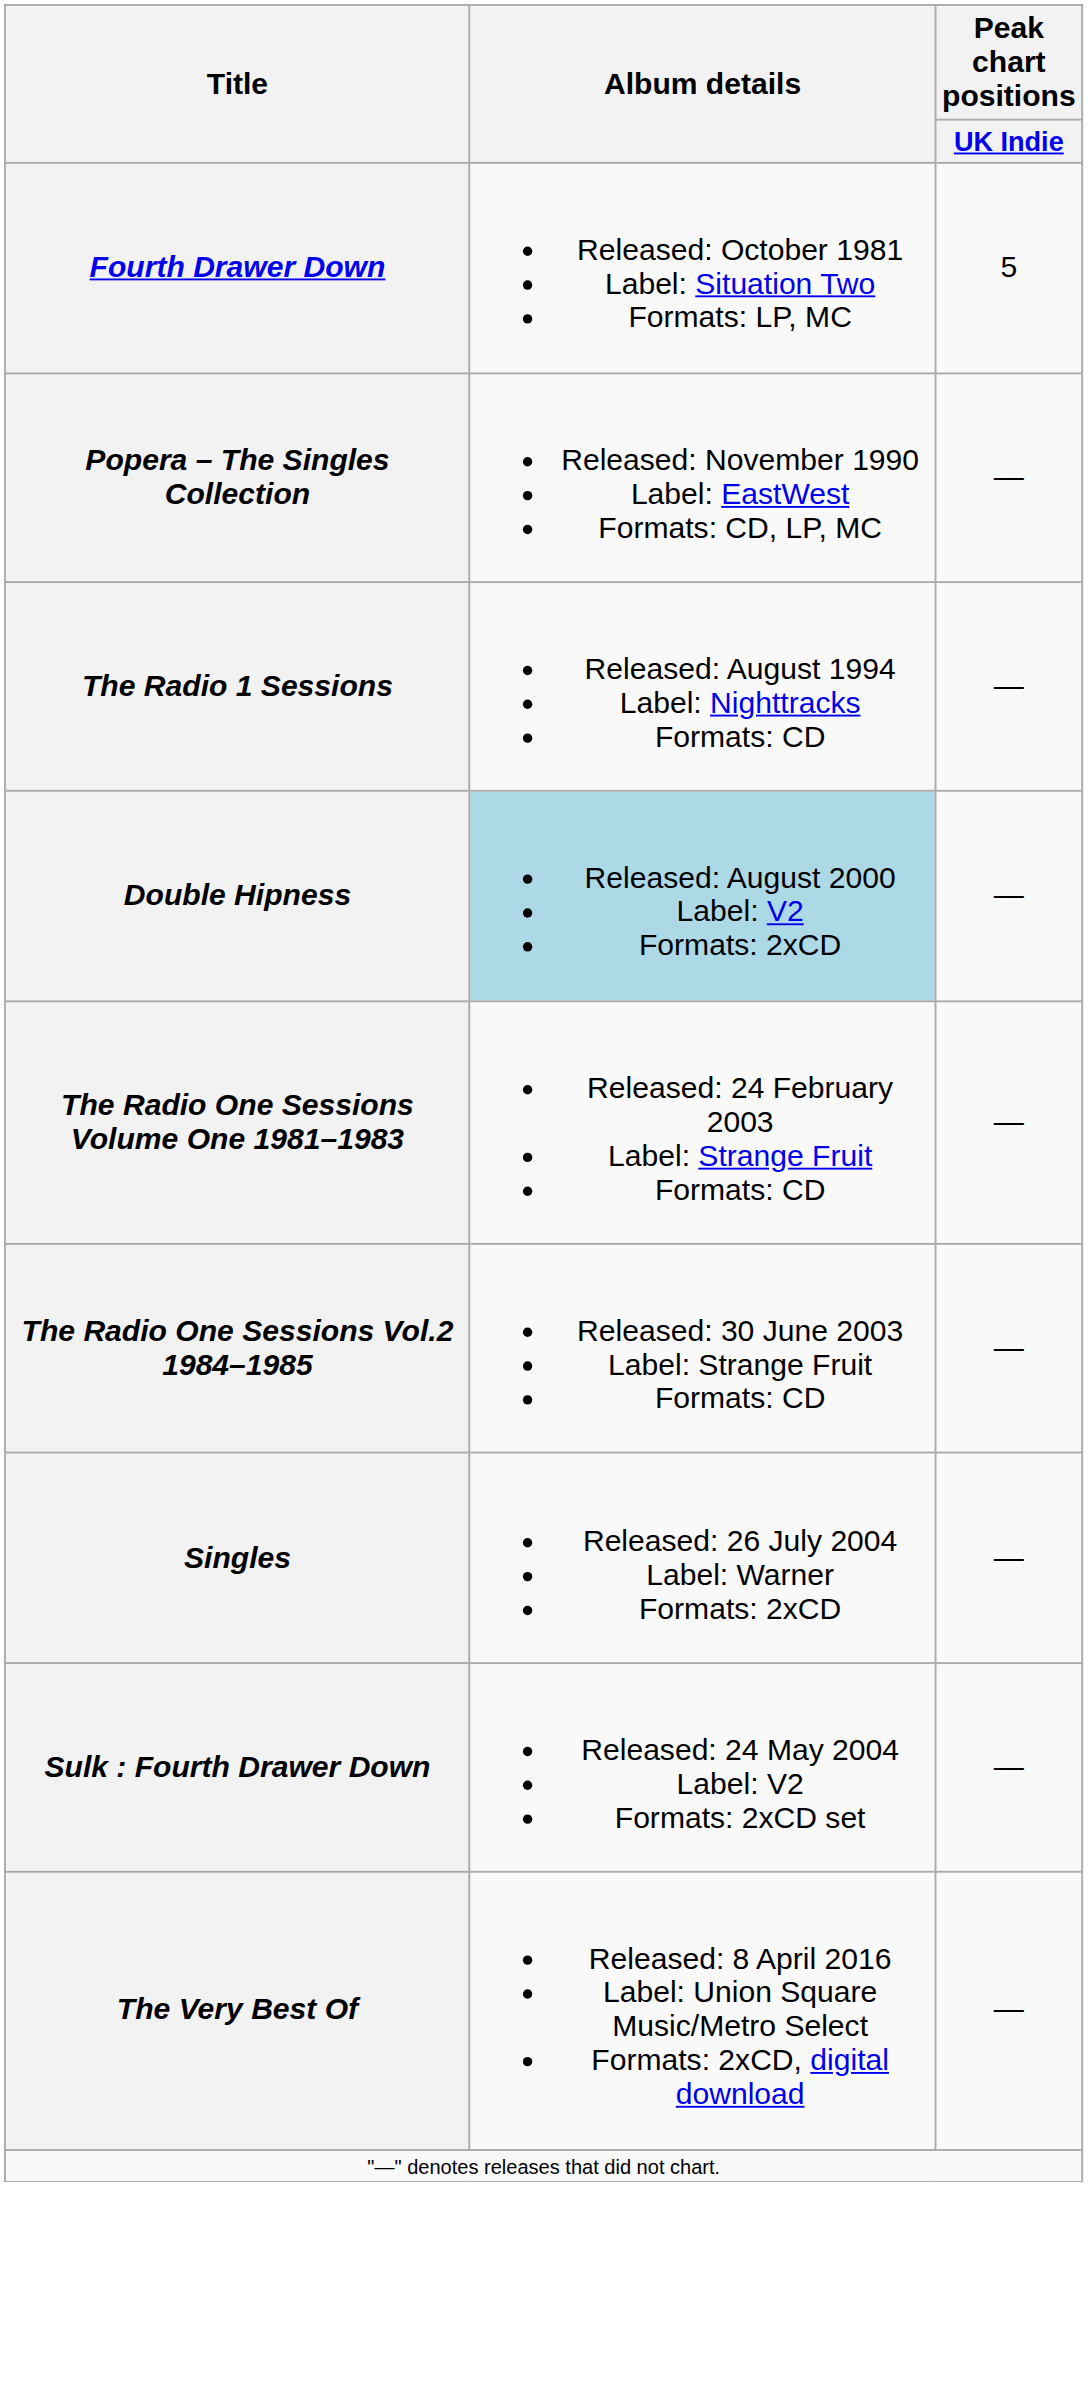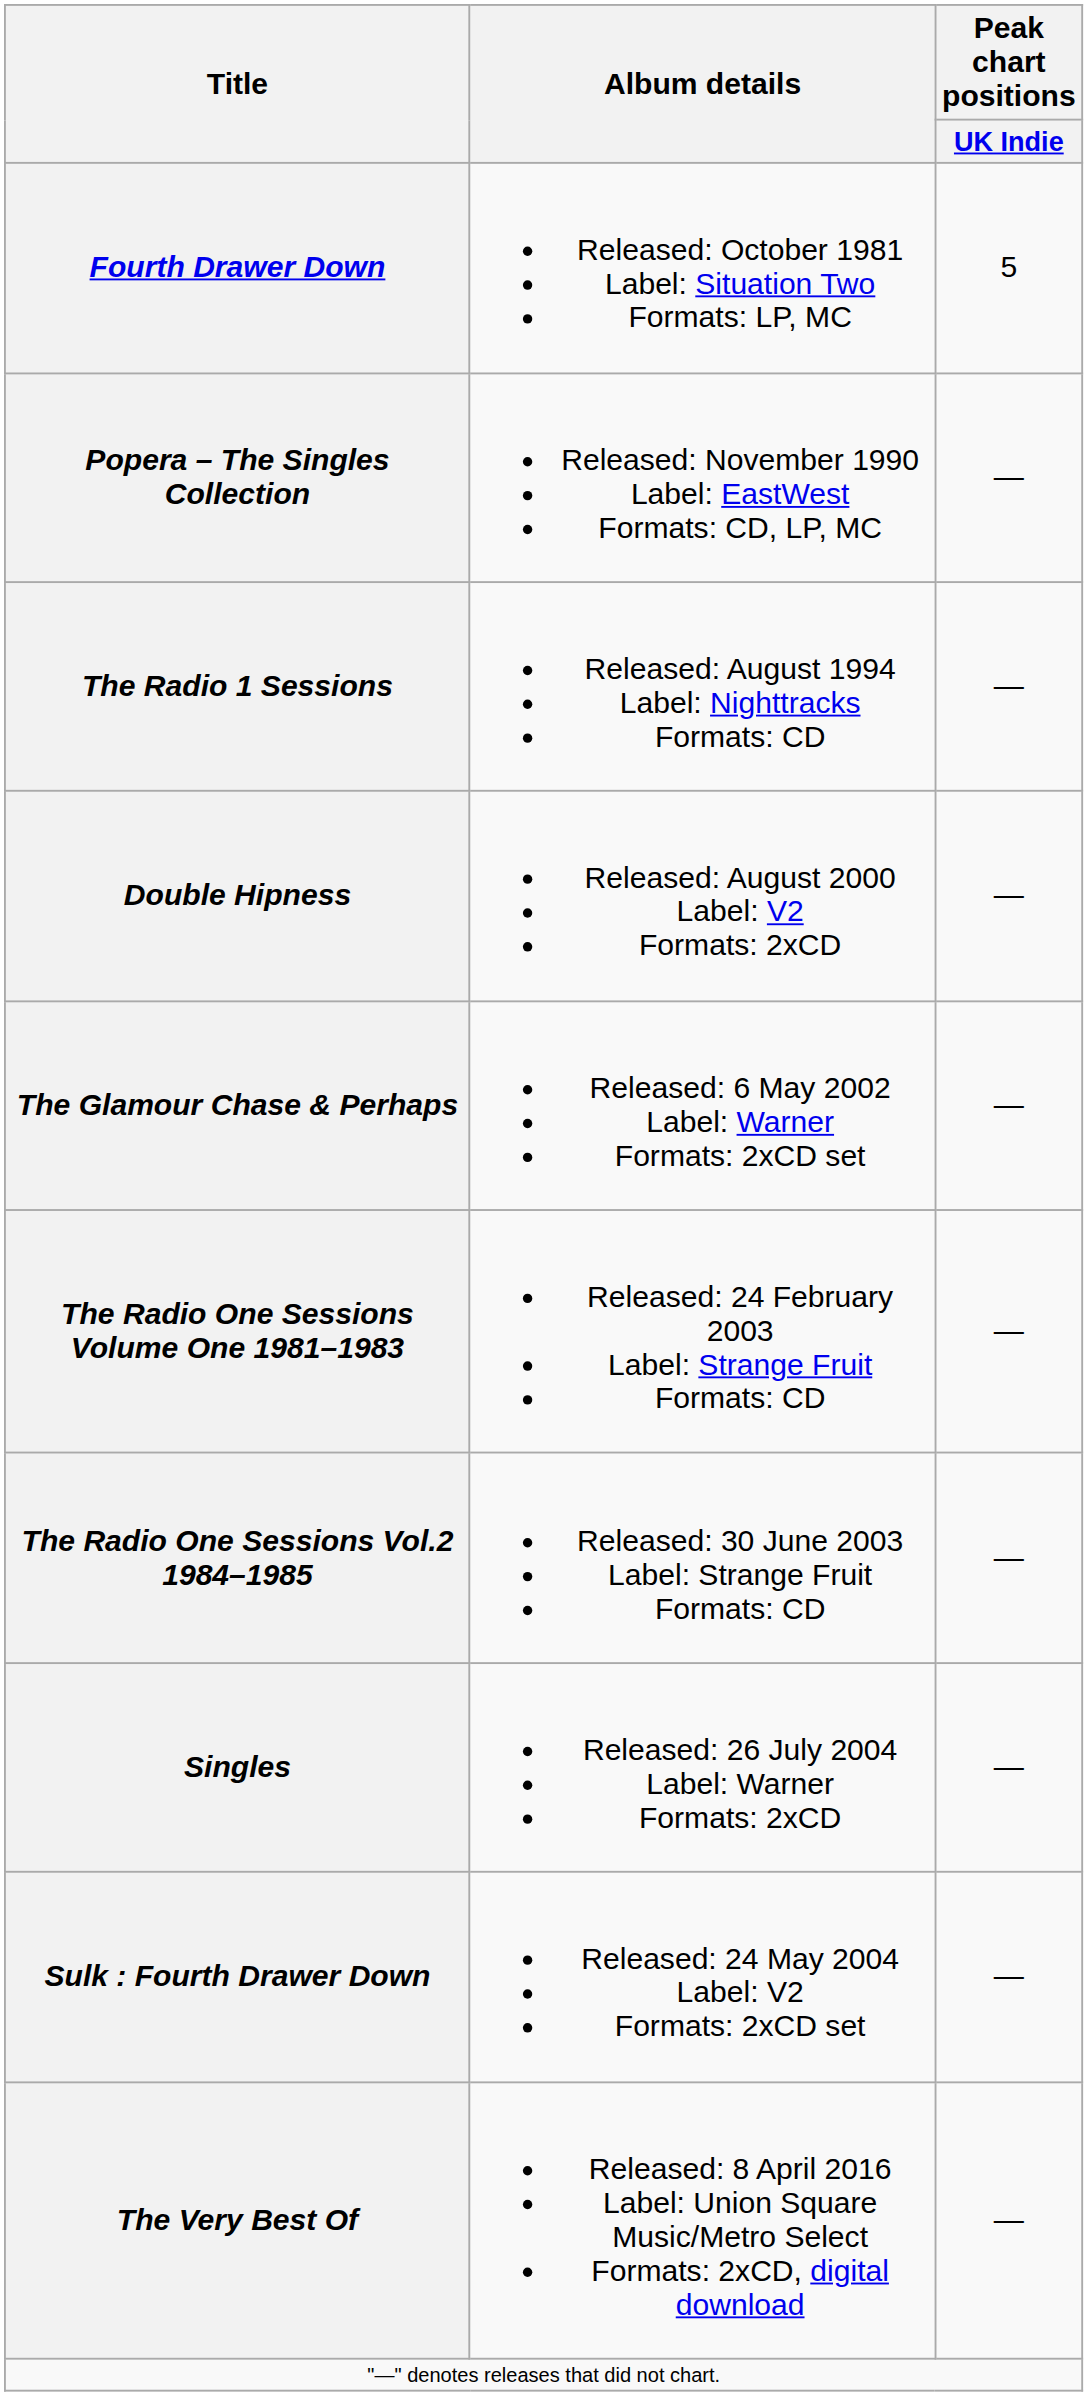(703, 913) lightblue background -> (703, 913) no background
+ row: (237, 1104)
